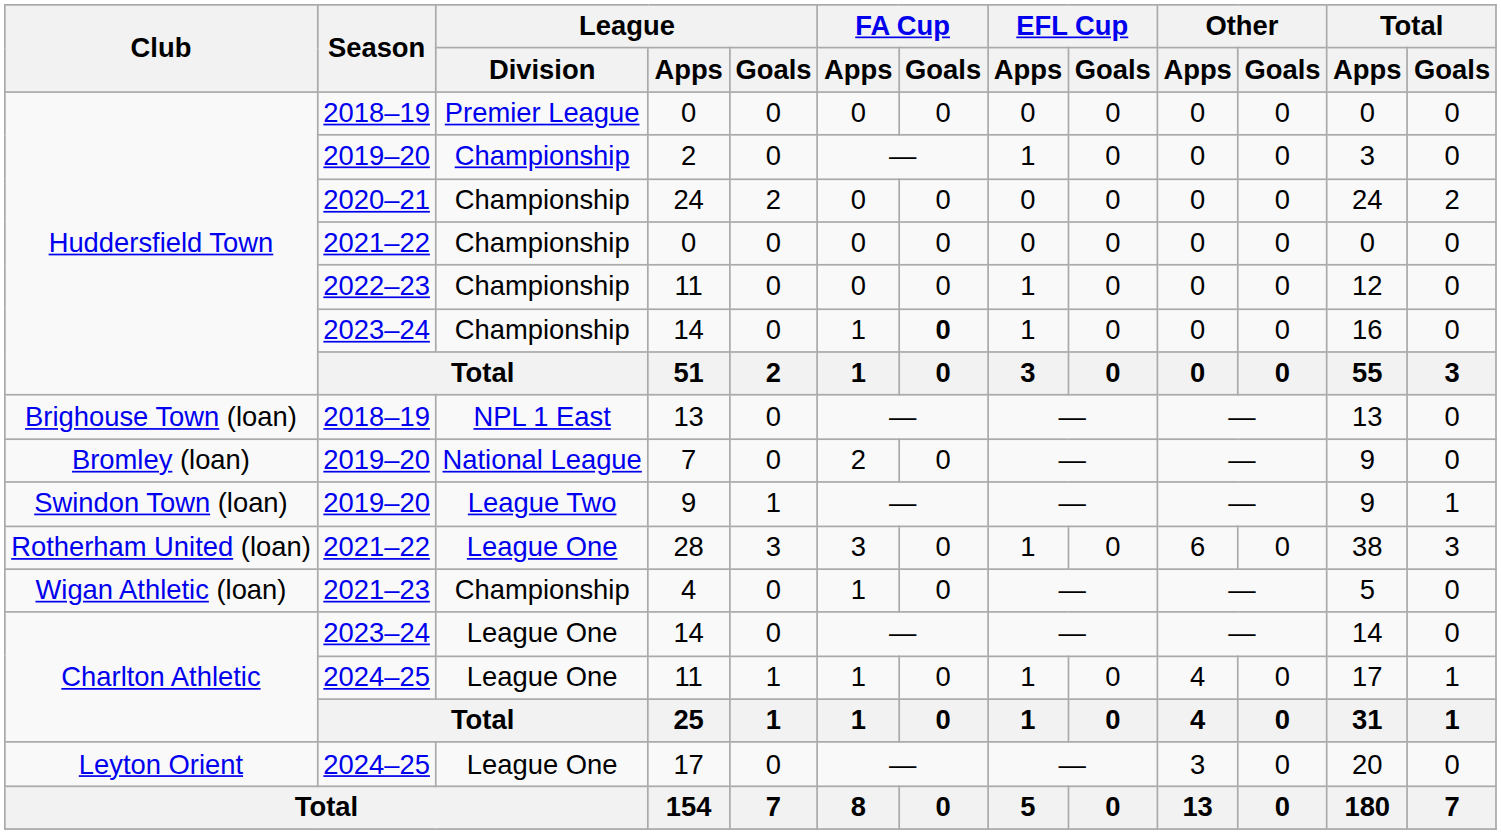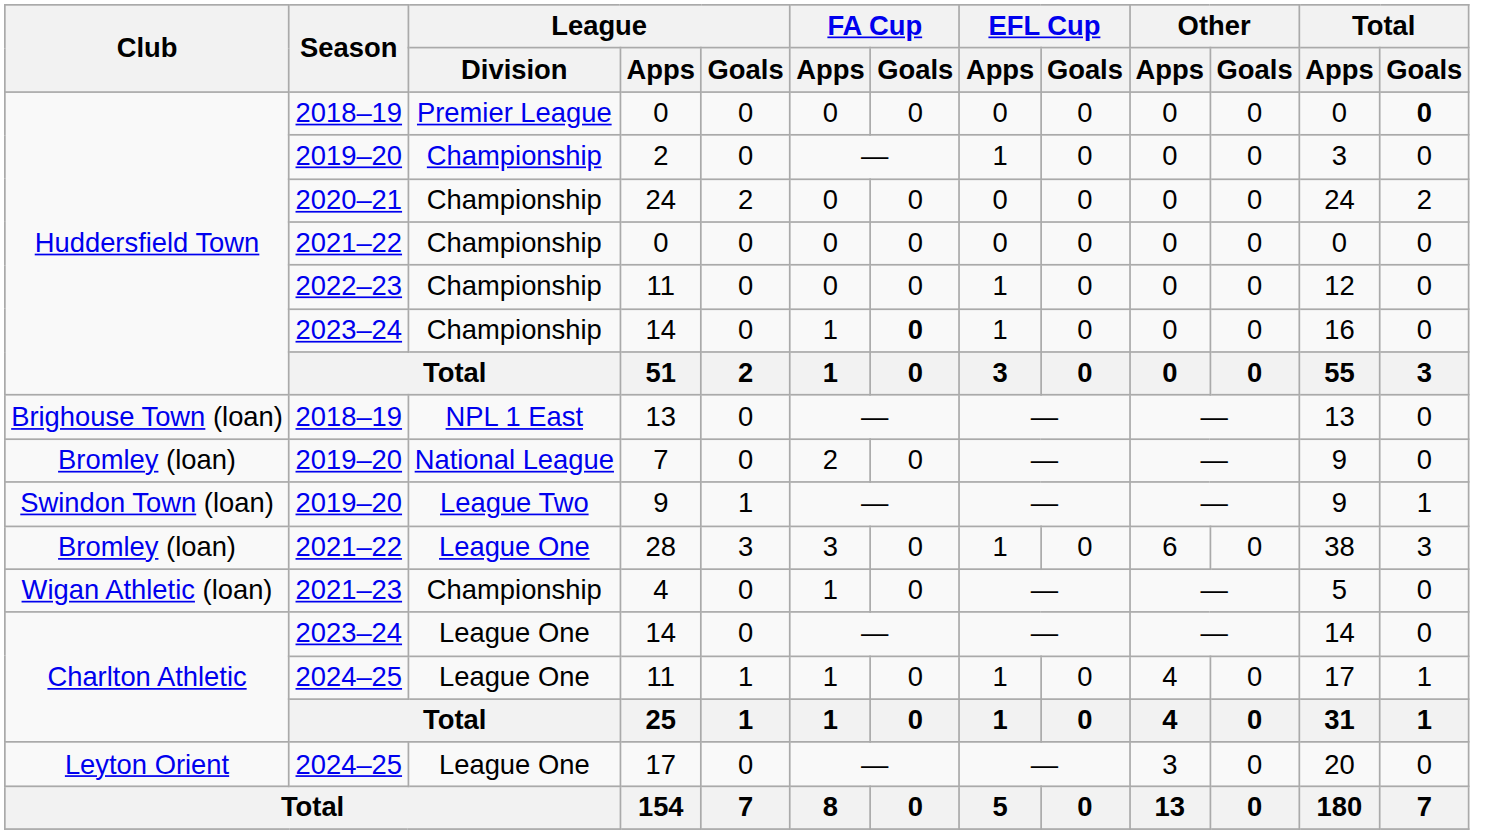(1452, 112) normal -> (1424, 112) bold
(161, 546) Rotherham United (loan) -> (147, 546) Bromley (loan)
